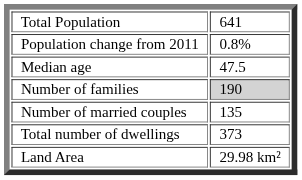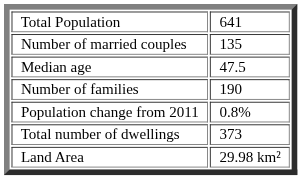rows swapped: (110, 44) <-> (104, 112)
(231, 89) lightgrey background -> (231, 89) no background
